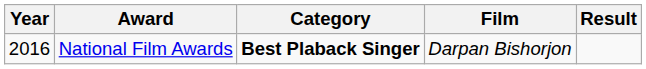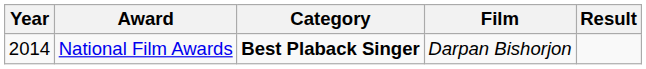(30, 48) 2016 -> (30, 48) 2014
